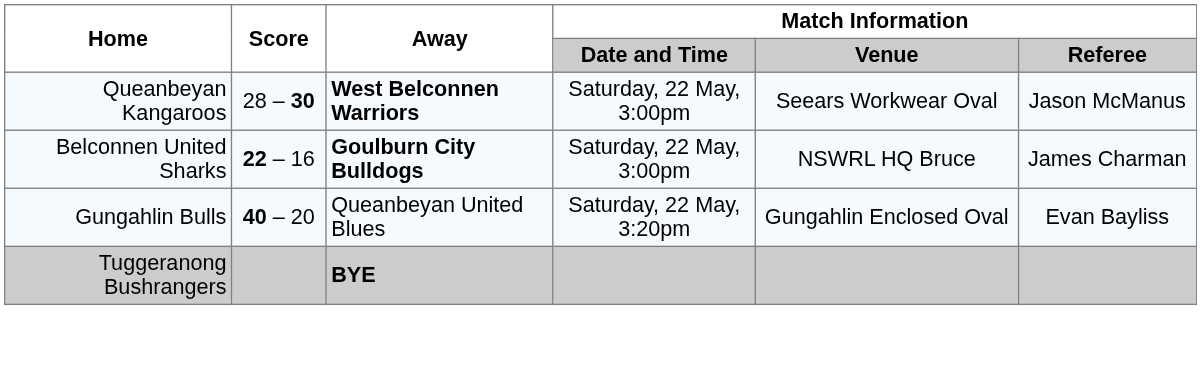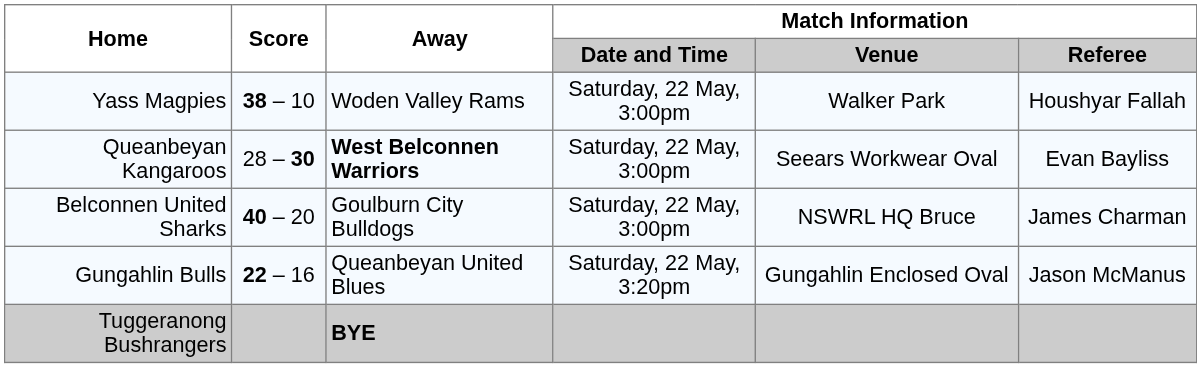+ row: (159, 101)
(1107, 101) Jason McManus -> (1107, 159) Evan Bayliss
(279, 159) 22 – 16 -> (279, 217) 40 – 20
(403, 159) bold -> (397, 217) normal
(279, 217) 40 – 20 -> (279, 275) 22 – 16
(1107, 217) Evan Bayliss -> (1107, 275) Jason McManus
